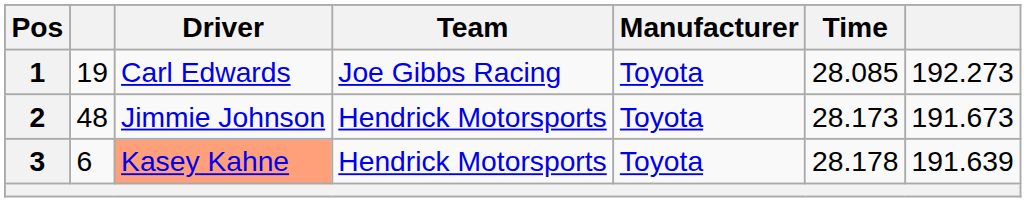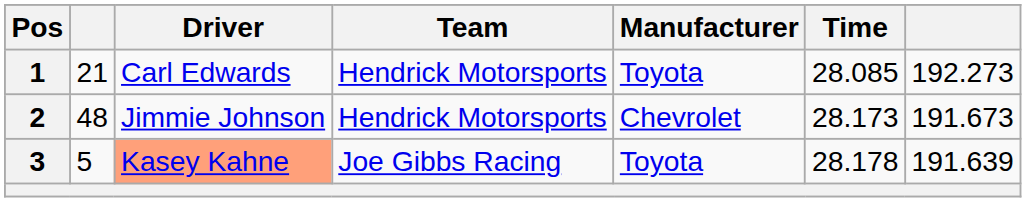(92, 72) 19 -> (92, 72) 21
(450, 72) Joe Gibbs Racing -> (473, 72) Hendrick Motorsports
(661, 117) Toyota -> (680, 117) Chevrolet
(84, 162) 6 -> (84, 162) 5
(473, 162) Hendrick Motorsports -> (450, 162) Joe Gibbs Racing
